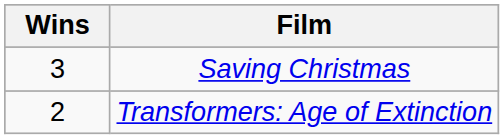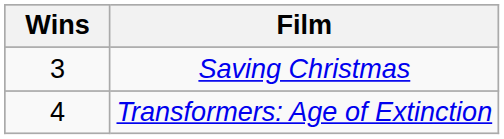(58, 111) 2 -> (58, 111) 4
